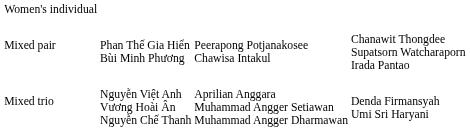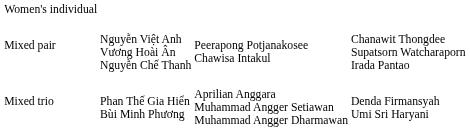(145, 52) Phan Thế Gia Hiển Bùi Minh Phương -> (146, 52) Nguyễn Việt Anh Vương Hoài Ân Nguyễn Chế Thanh
(146, 107) Nguyễn Việt Anh Vương Hoài Ân Nguyễn Chế Thanh -> (145, 107) Phan Thế Gia Hiển Bùi Minh Phương
